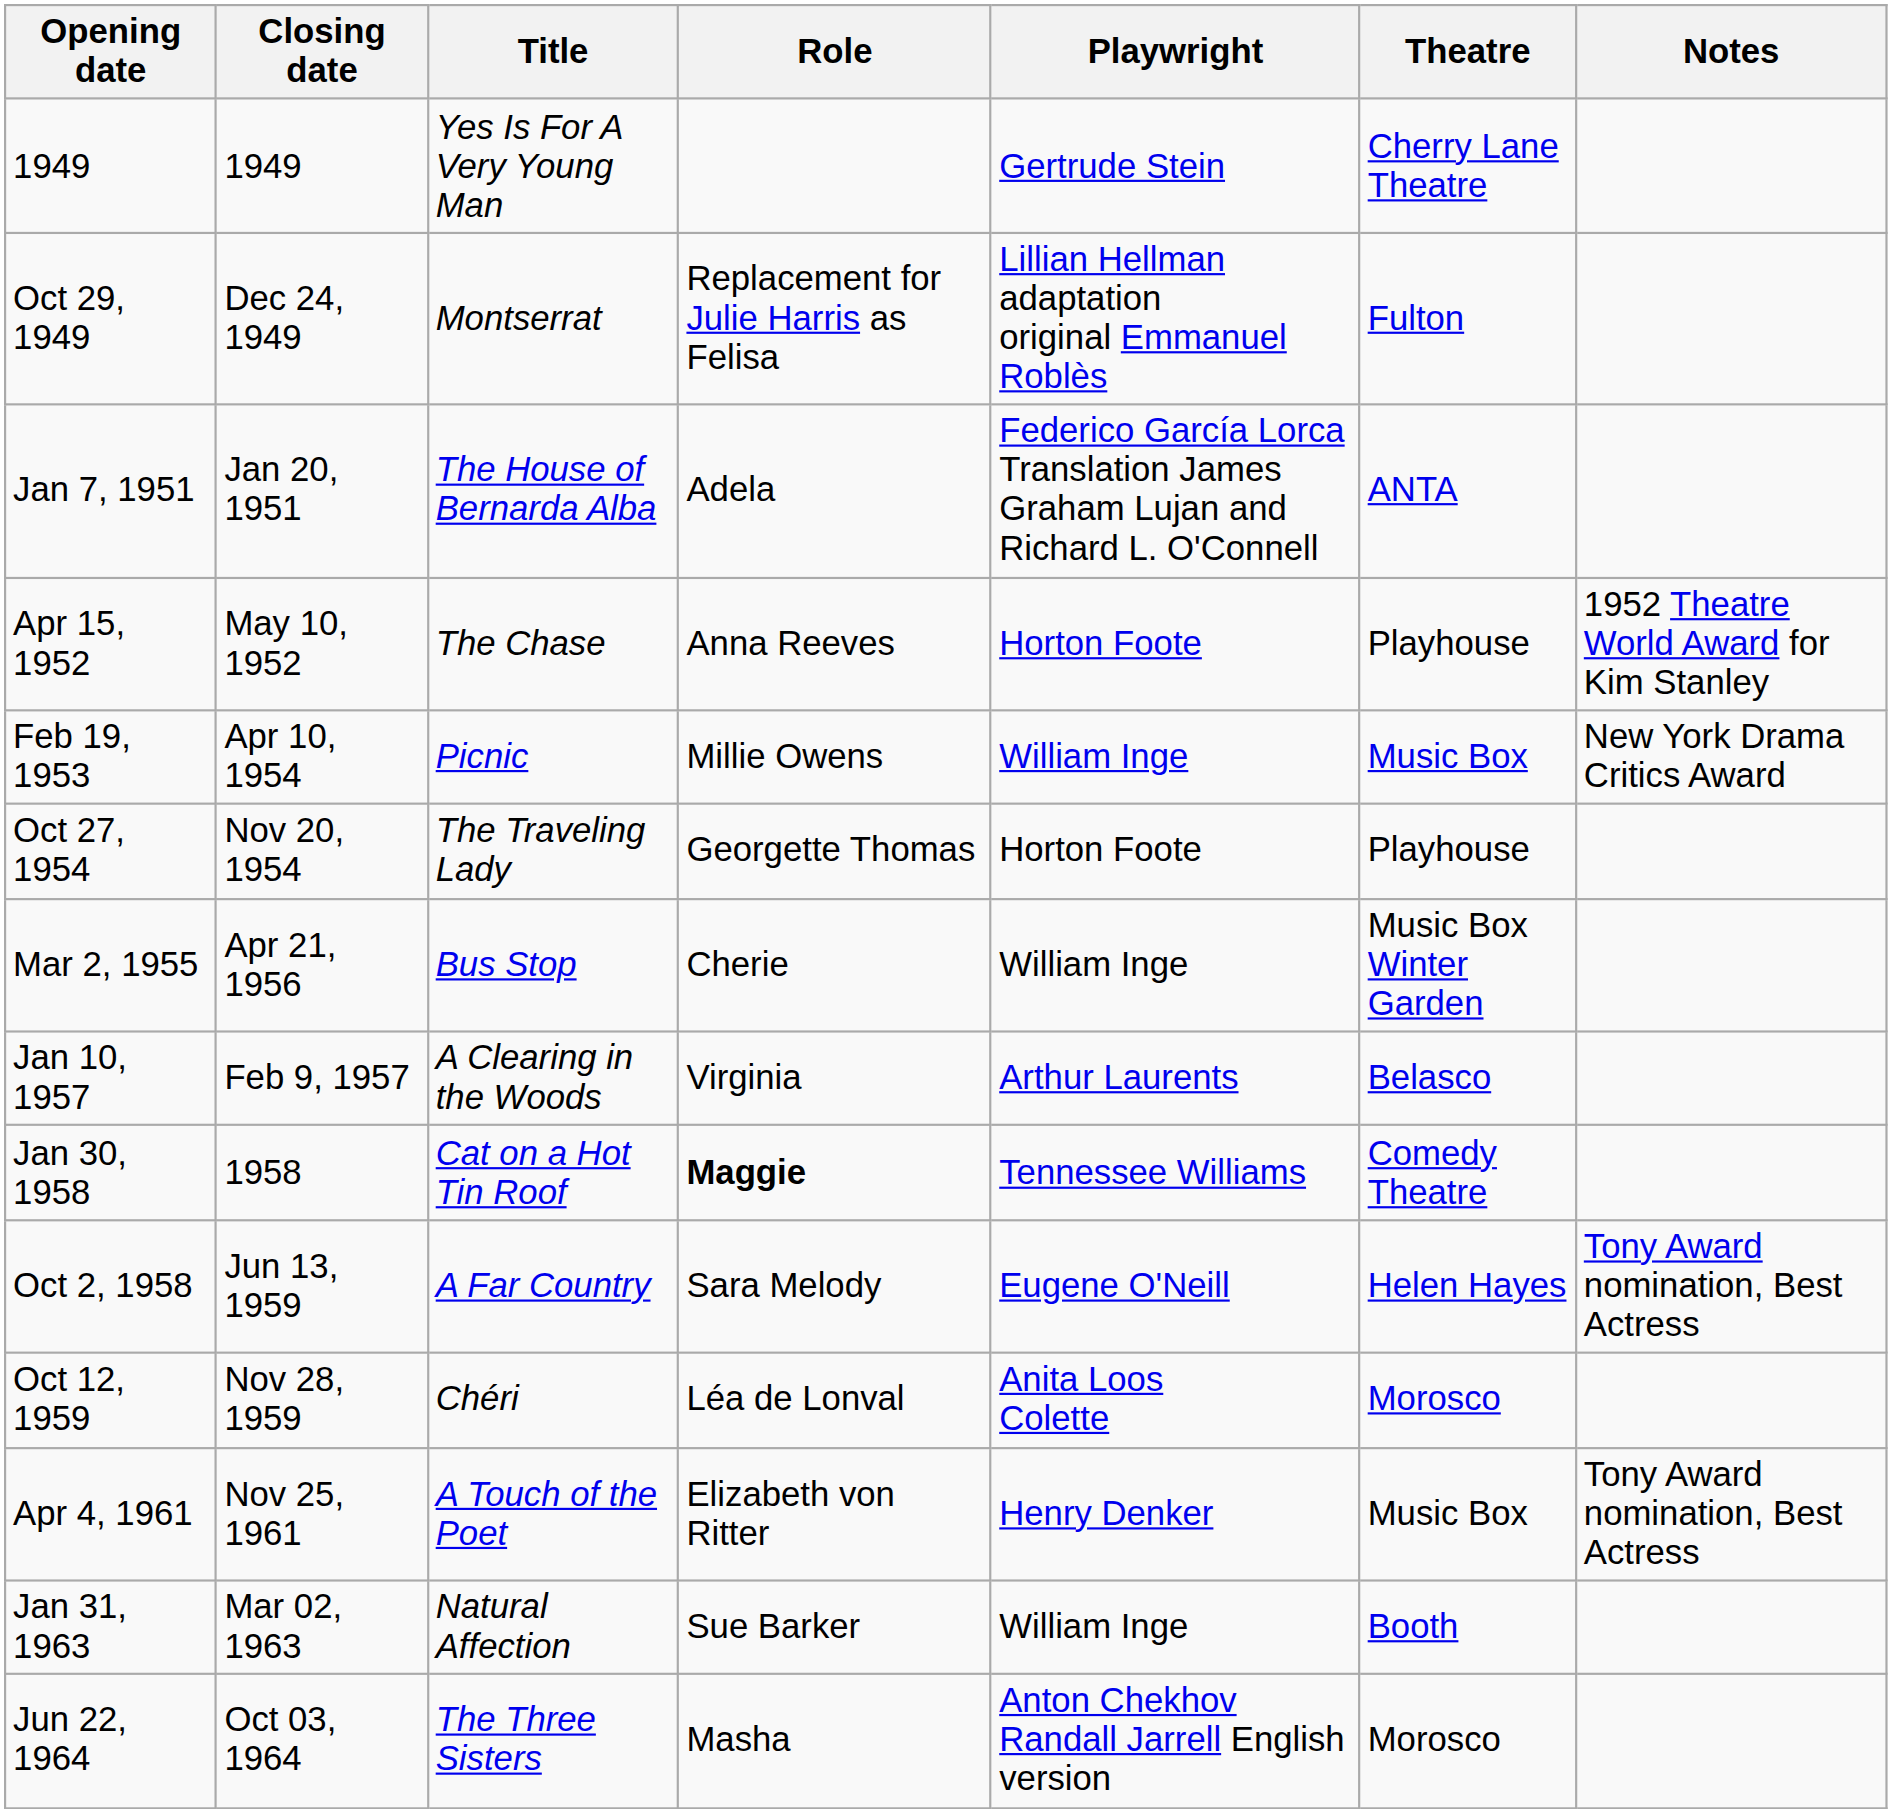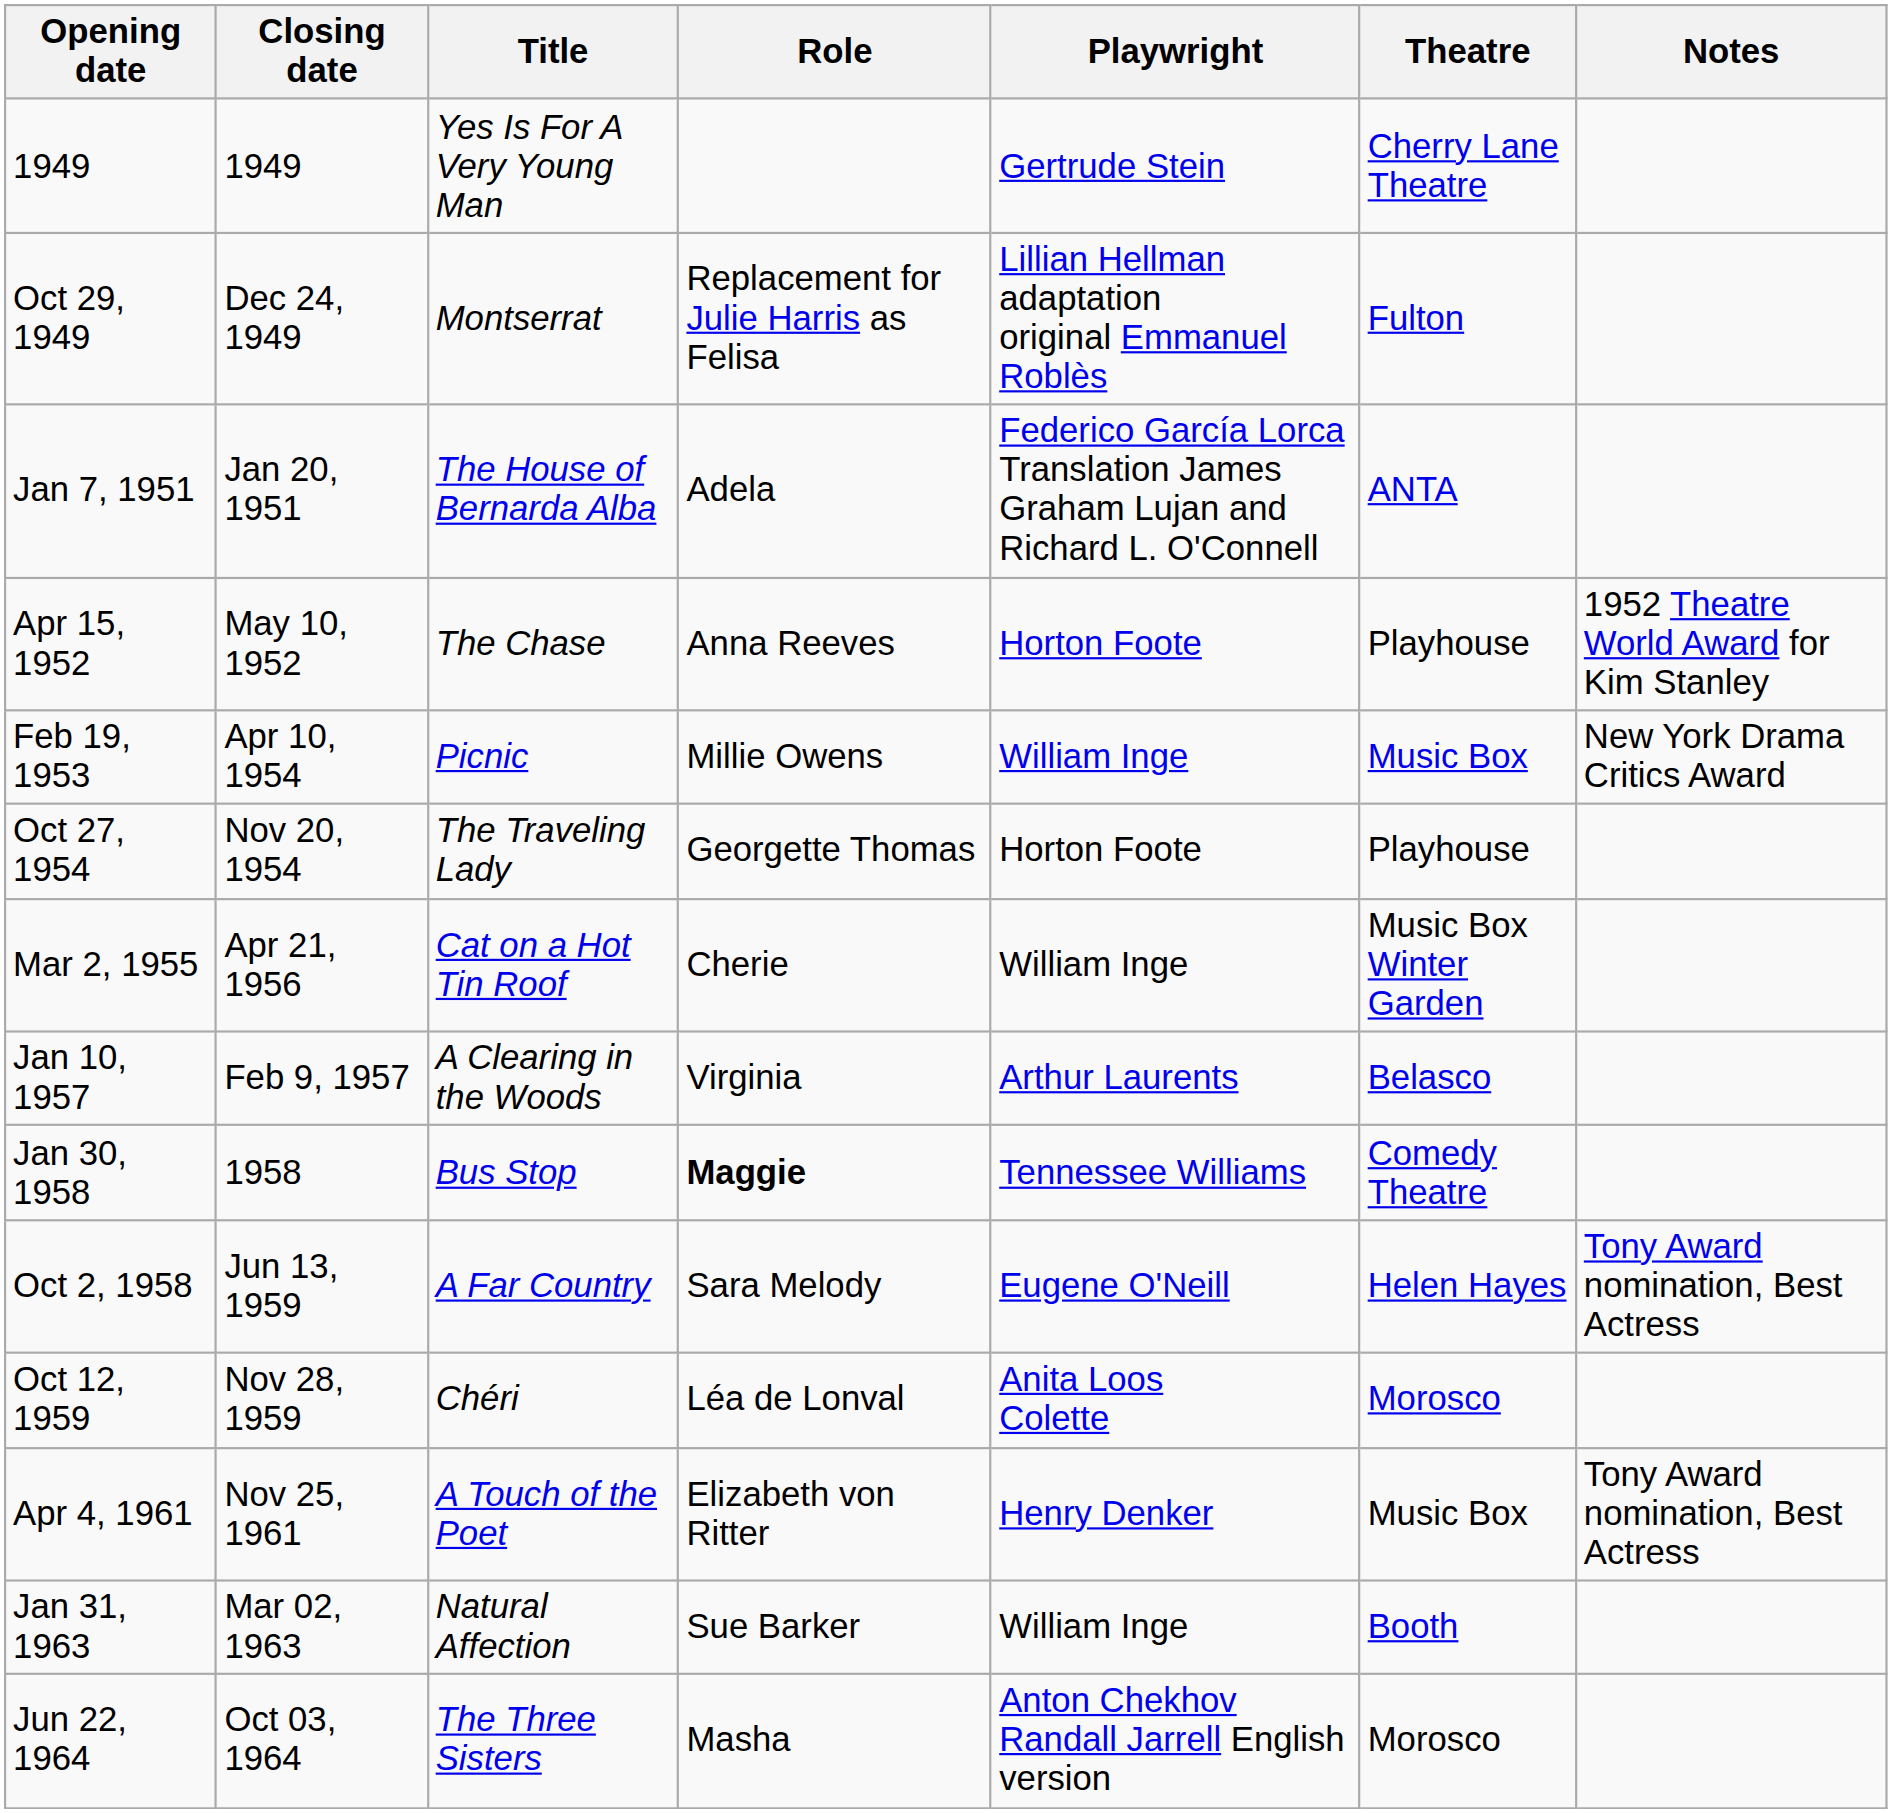(506, 964) Bus Stop -> (533, 964) Cat on a Hot Tin Roof
(533, 1172) Cat on a Hot Tin Roof -> (506, 1172) Bus Stop
